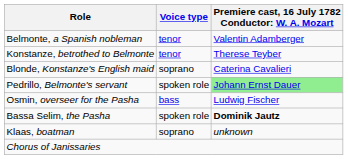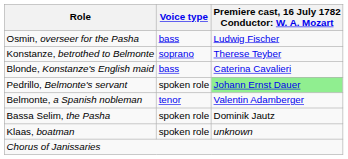rows swapped: (74, 38) <-> (73, 100)
(170, 54) tenor -> (176, 54) soprano
(176, 69) soprano -> (169, 69) bass
(247, 116) bold -> (244, 116) normal
(176, 131) soprano -> (184, 131) spoken role
